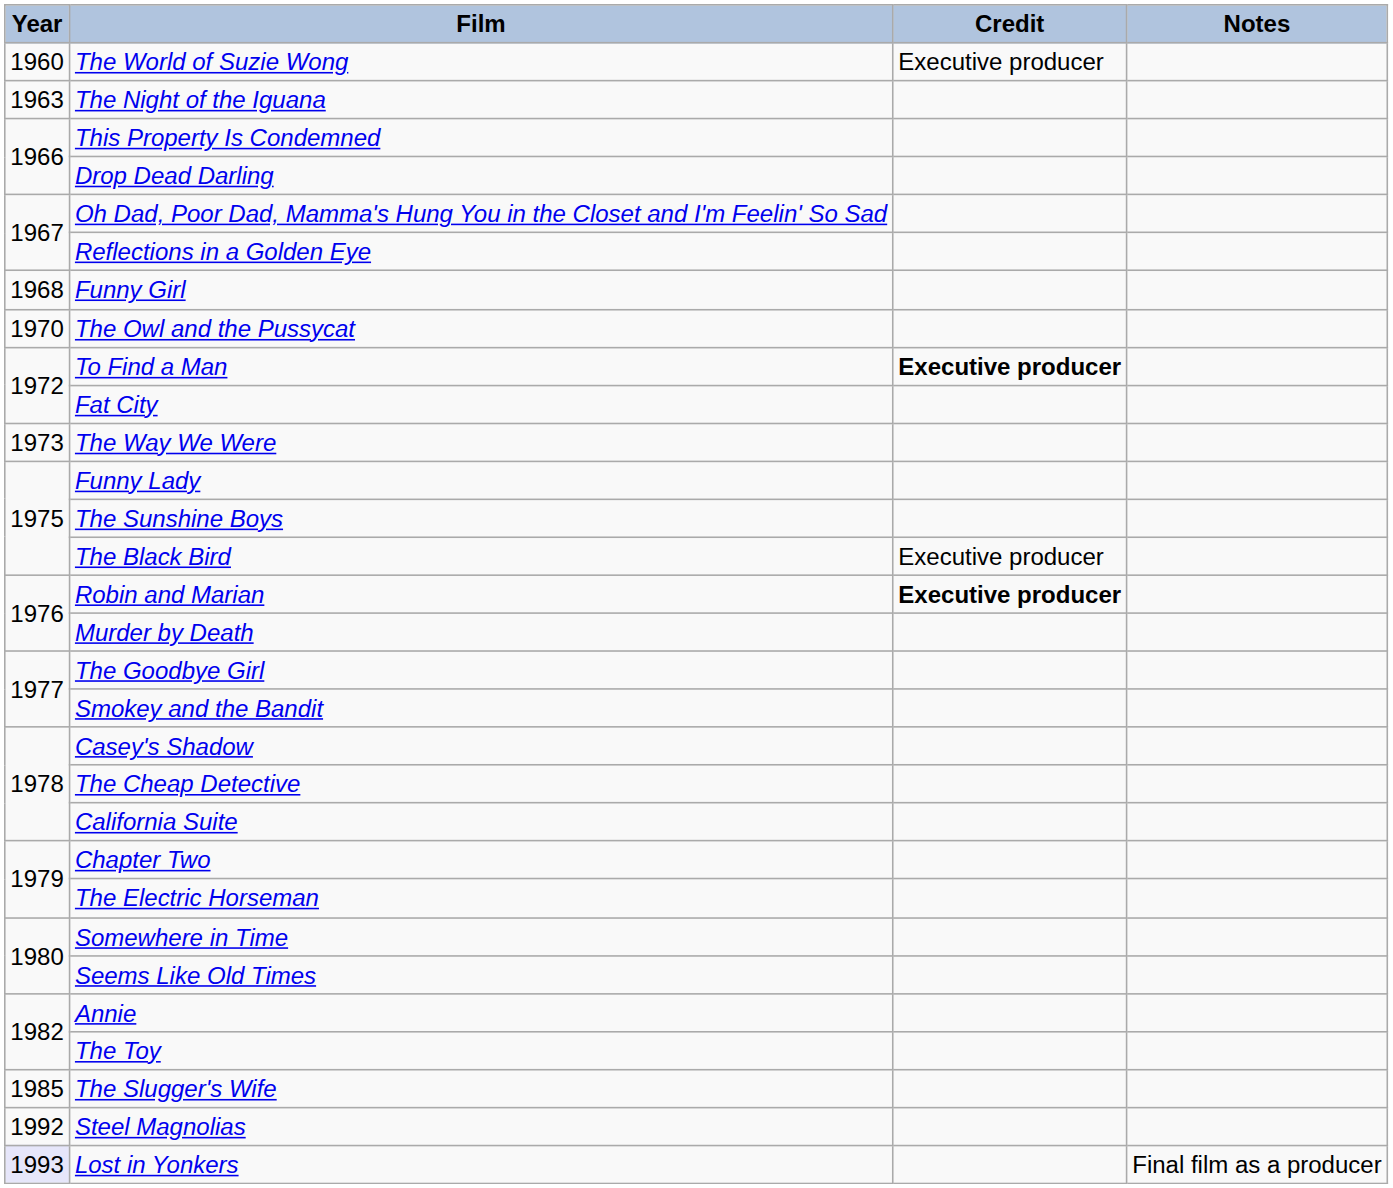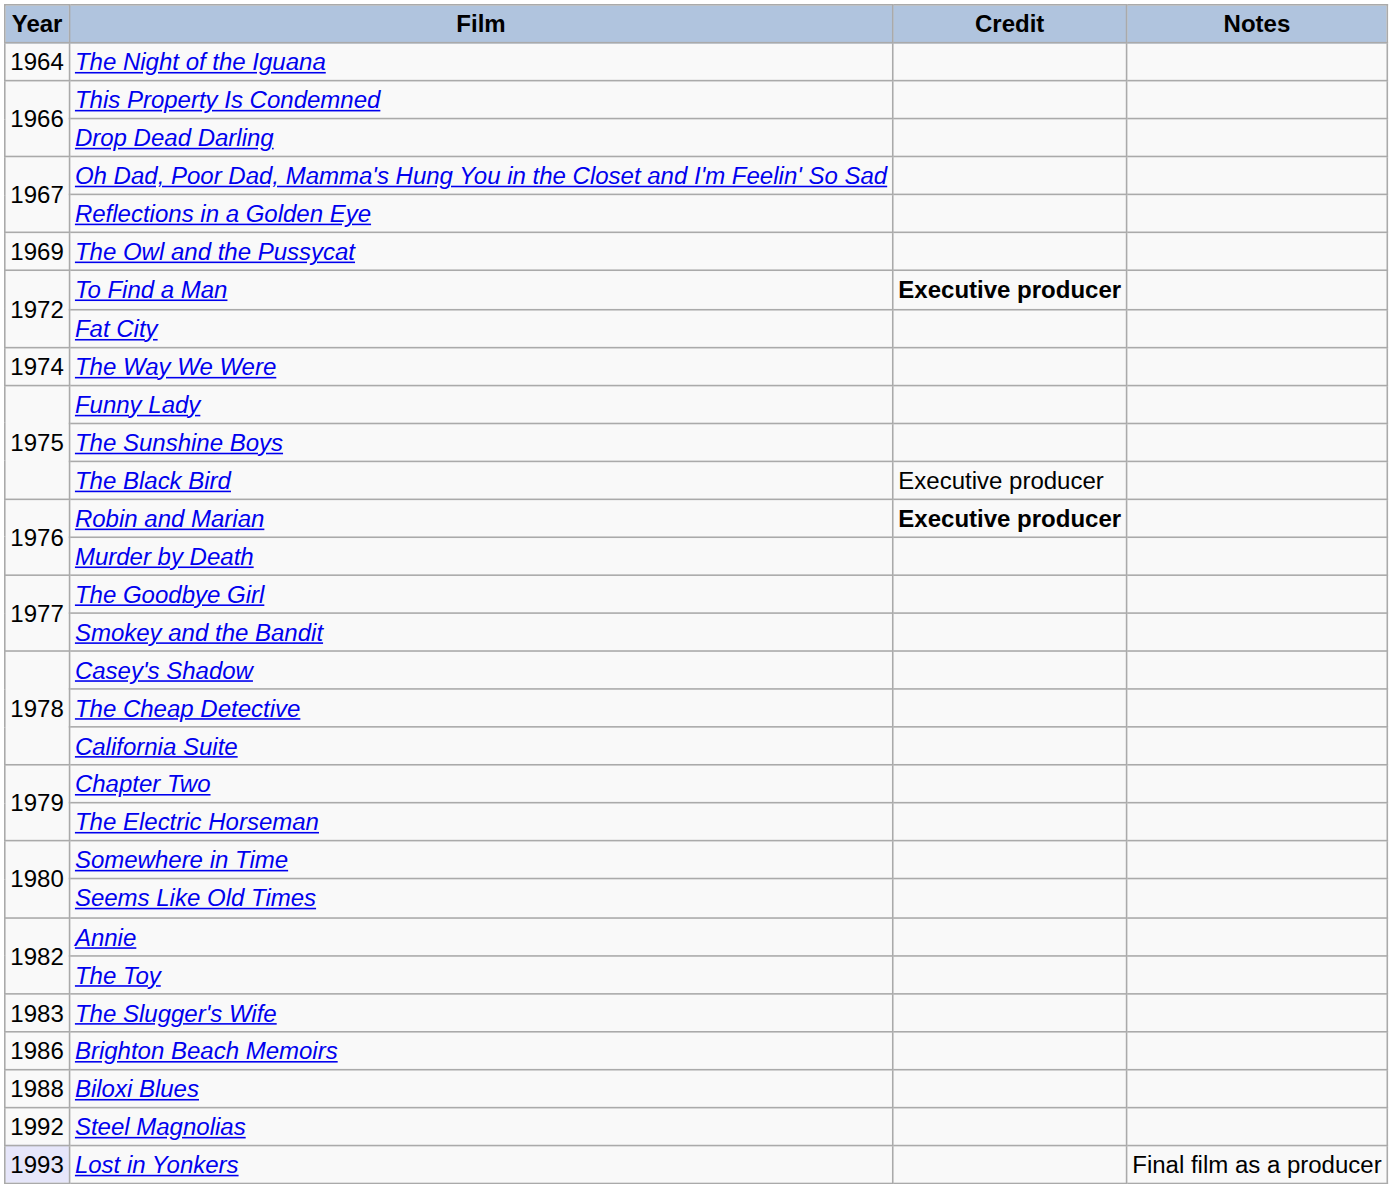- row: (212, 62)
(37, 100) 1963 -> (37, 62) 1964
- row: (130, 290)
(37, 328) 1970 -> (37, 252) 1969
(37, 442) 1973 -> (37, 366) 1974
(37, 1089) 1985 -> (37, 1012) 1983
+ row: (206, 1050)
+ row: (137, 1089)
